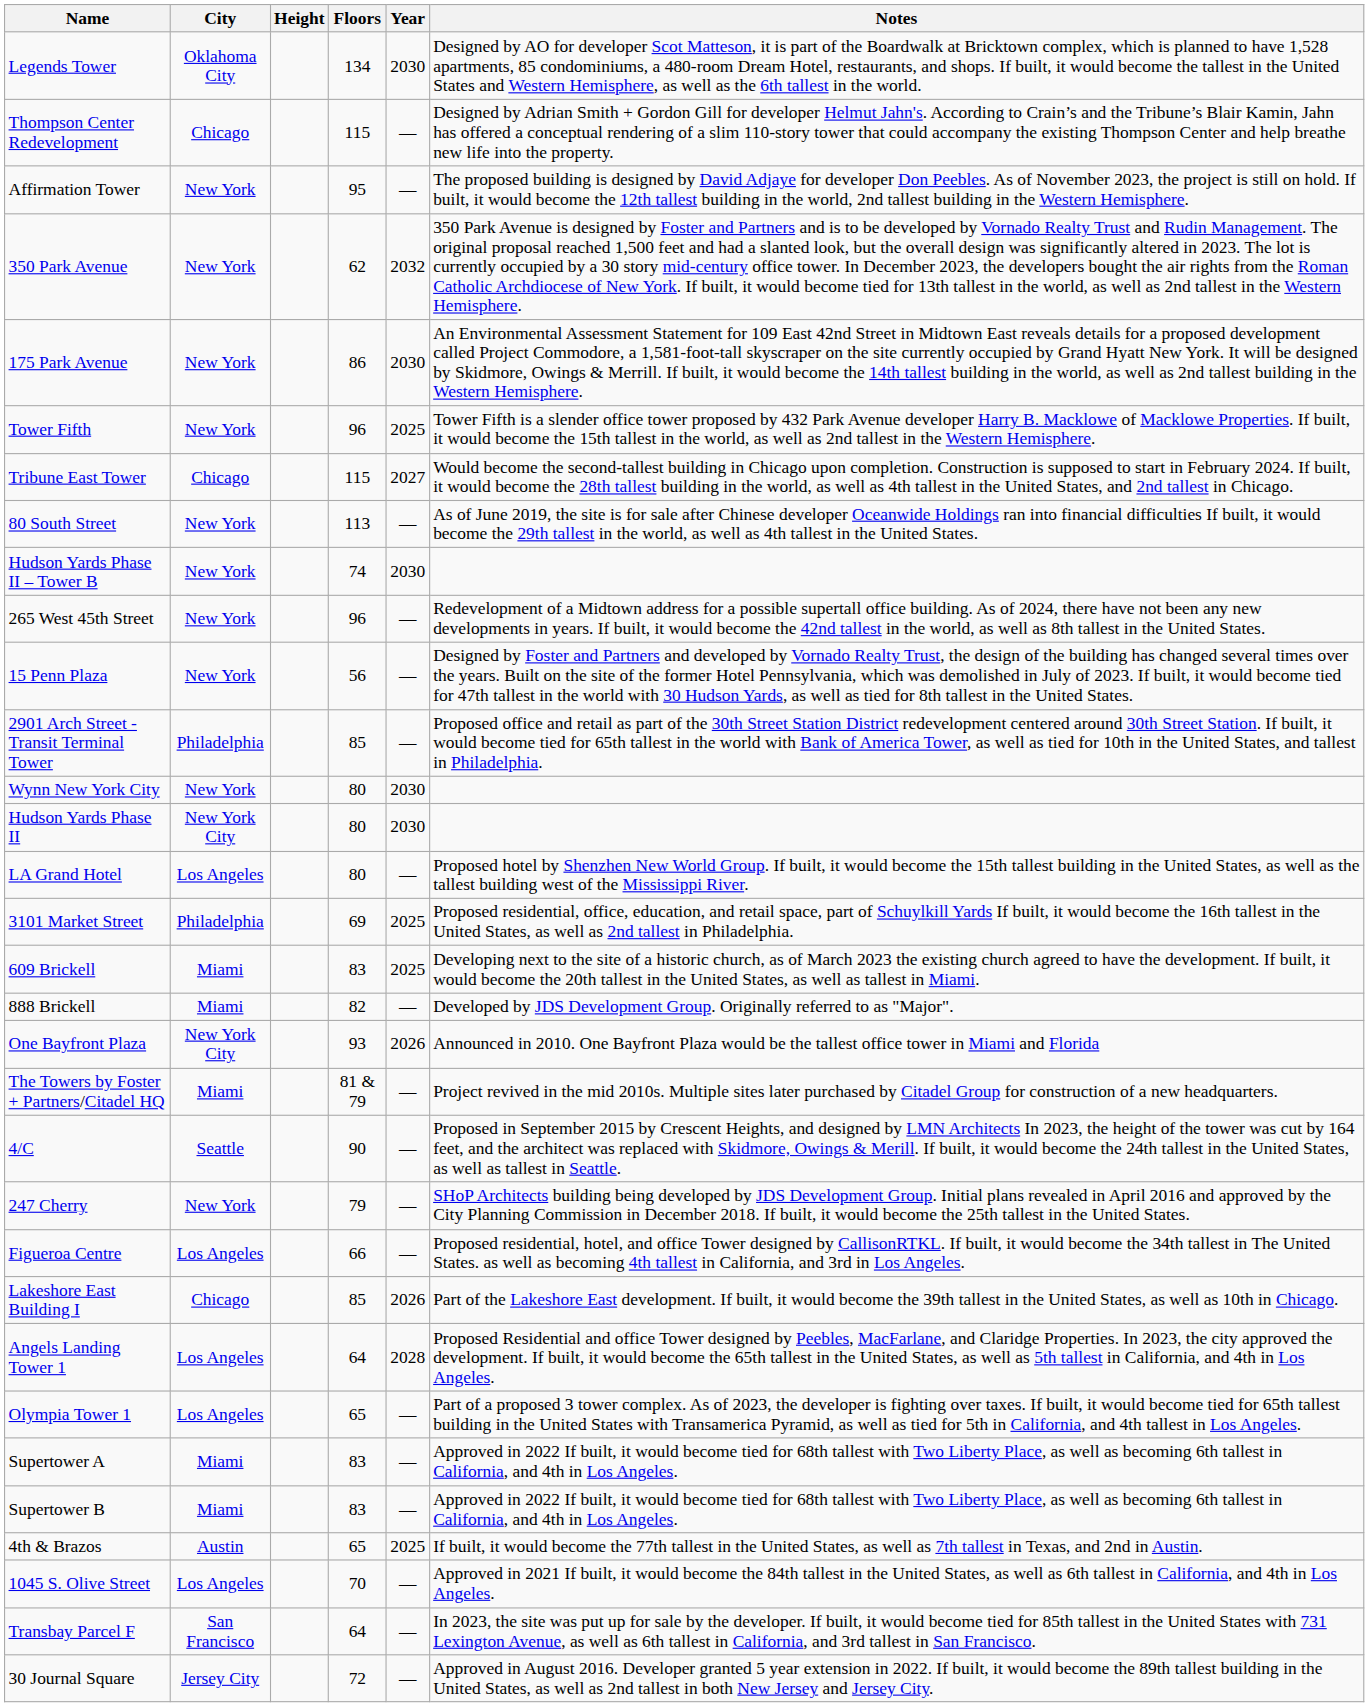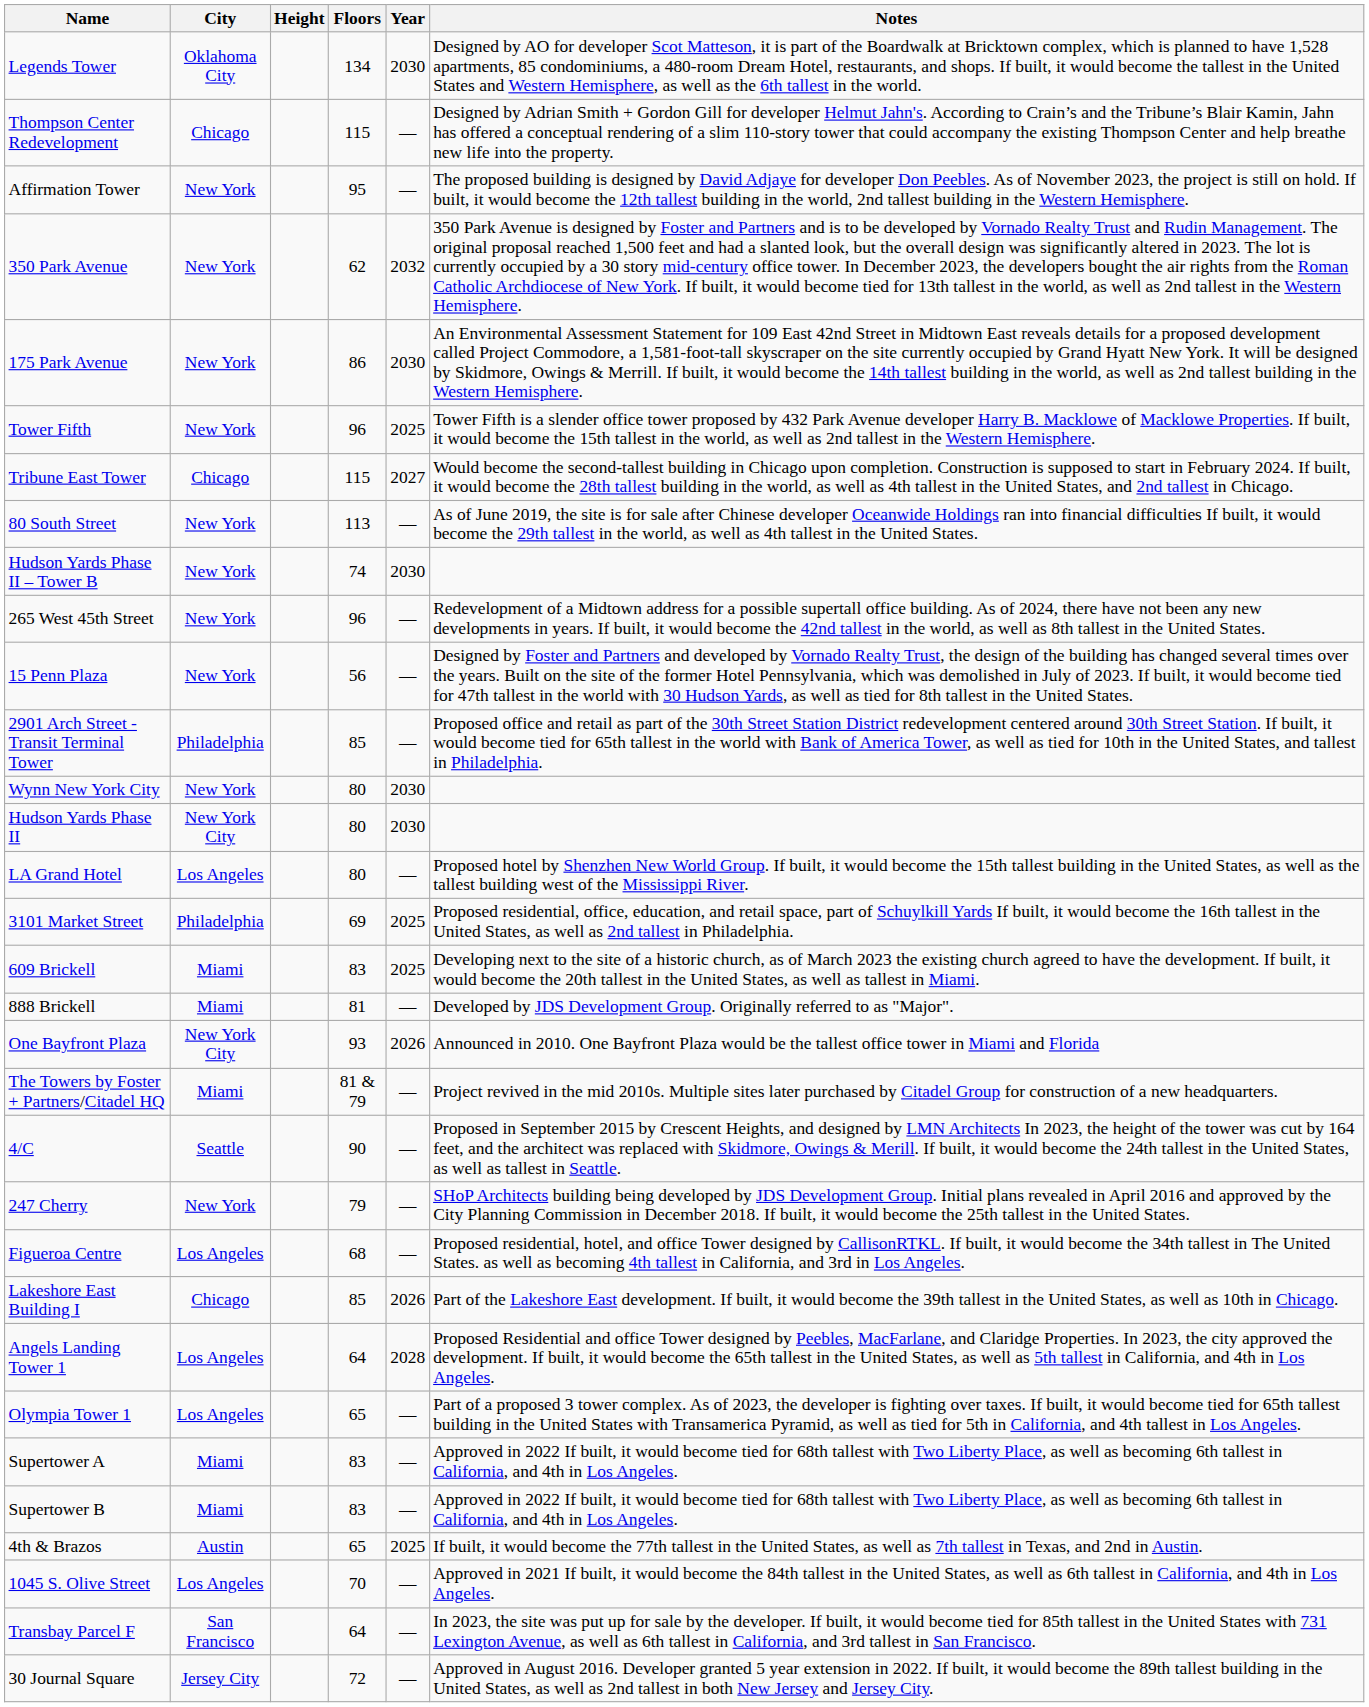(357, 1006) 82 -> (357, 1006) 81
(357, 1252) 66 -> (357, 1252) 68
